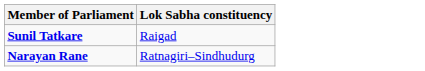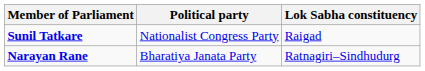+ column: (209, 14)
